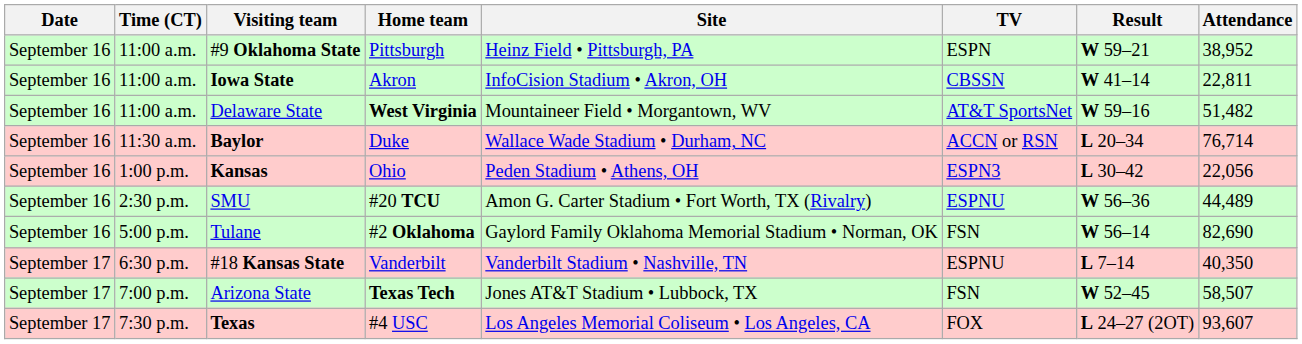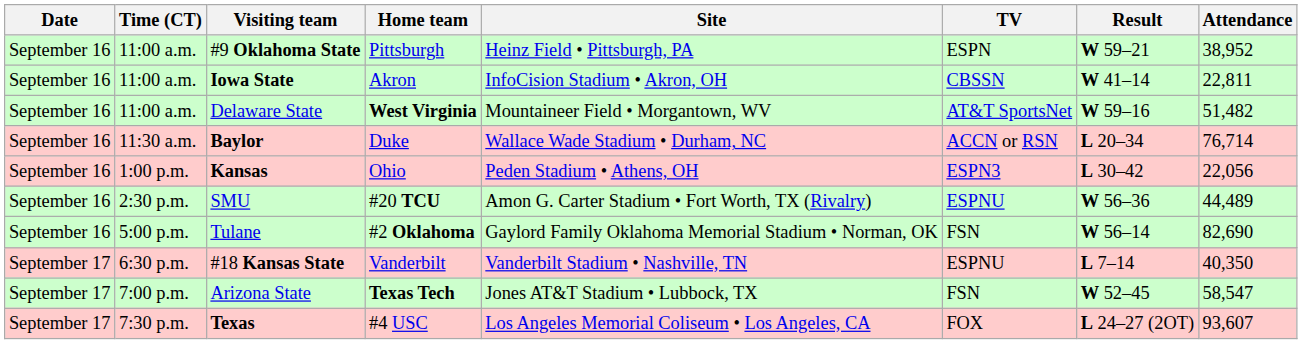(1228, 292) 58,507 -> (1228, 292) 58,547
